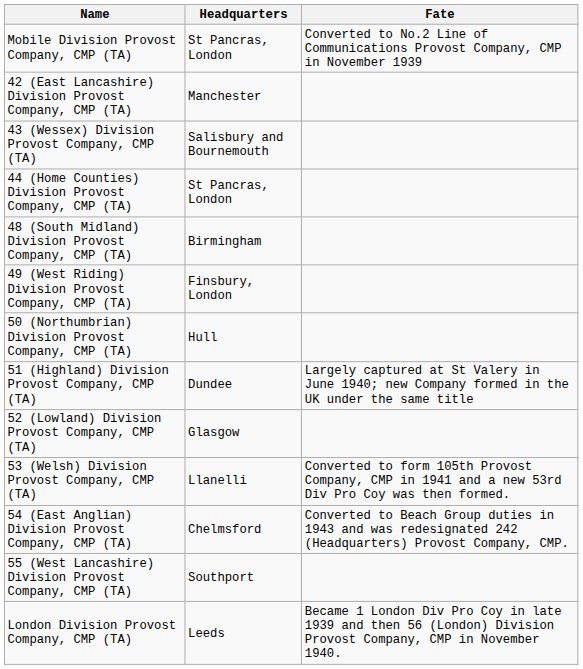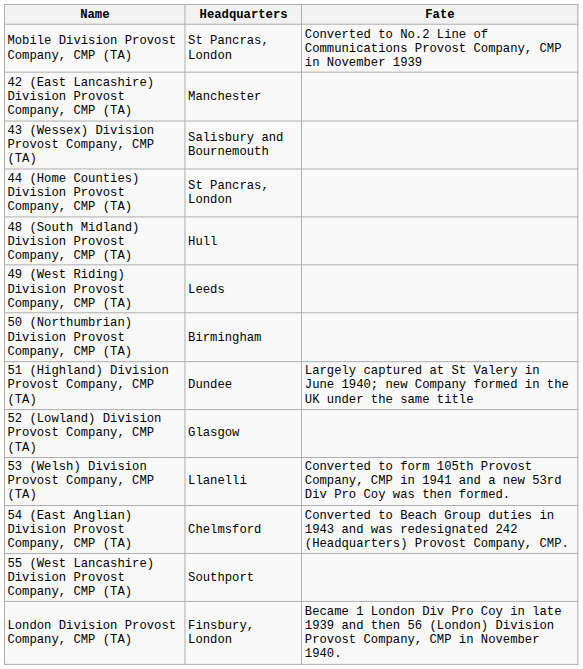(225, 241) Birmingham -> (203, 241) Hull
(221, 289) Finsbury, London -> (206, 289) Leeds
(203, 337) Hull -> (225, 337) Birmingham
(206, 633) Leeds -> (221, 633) Finsbury, London
